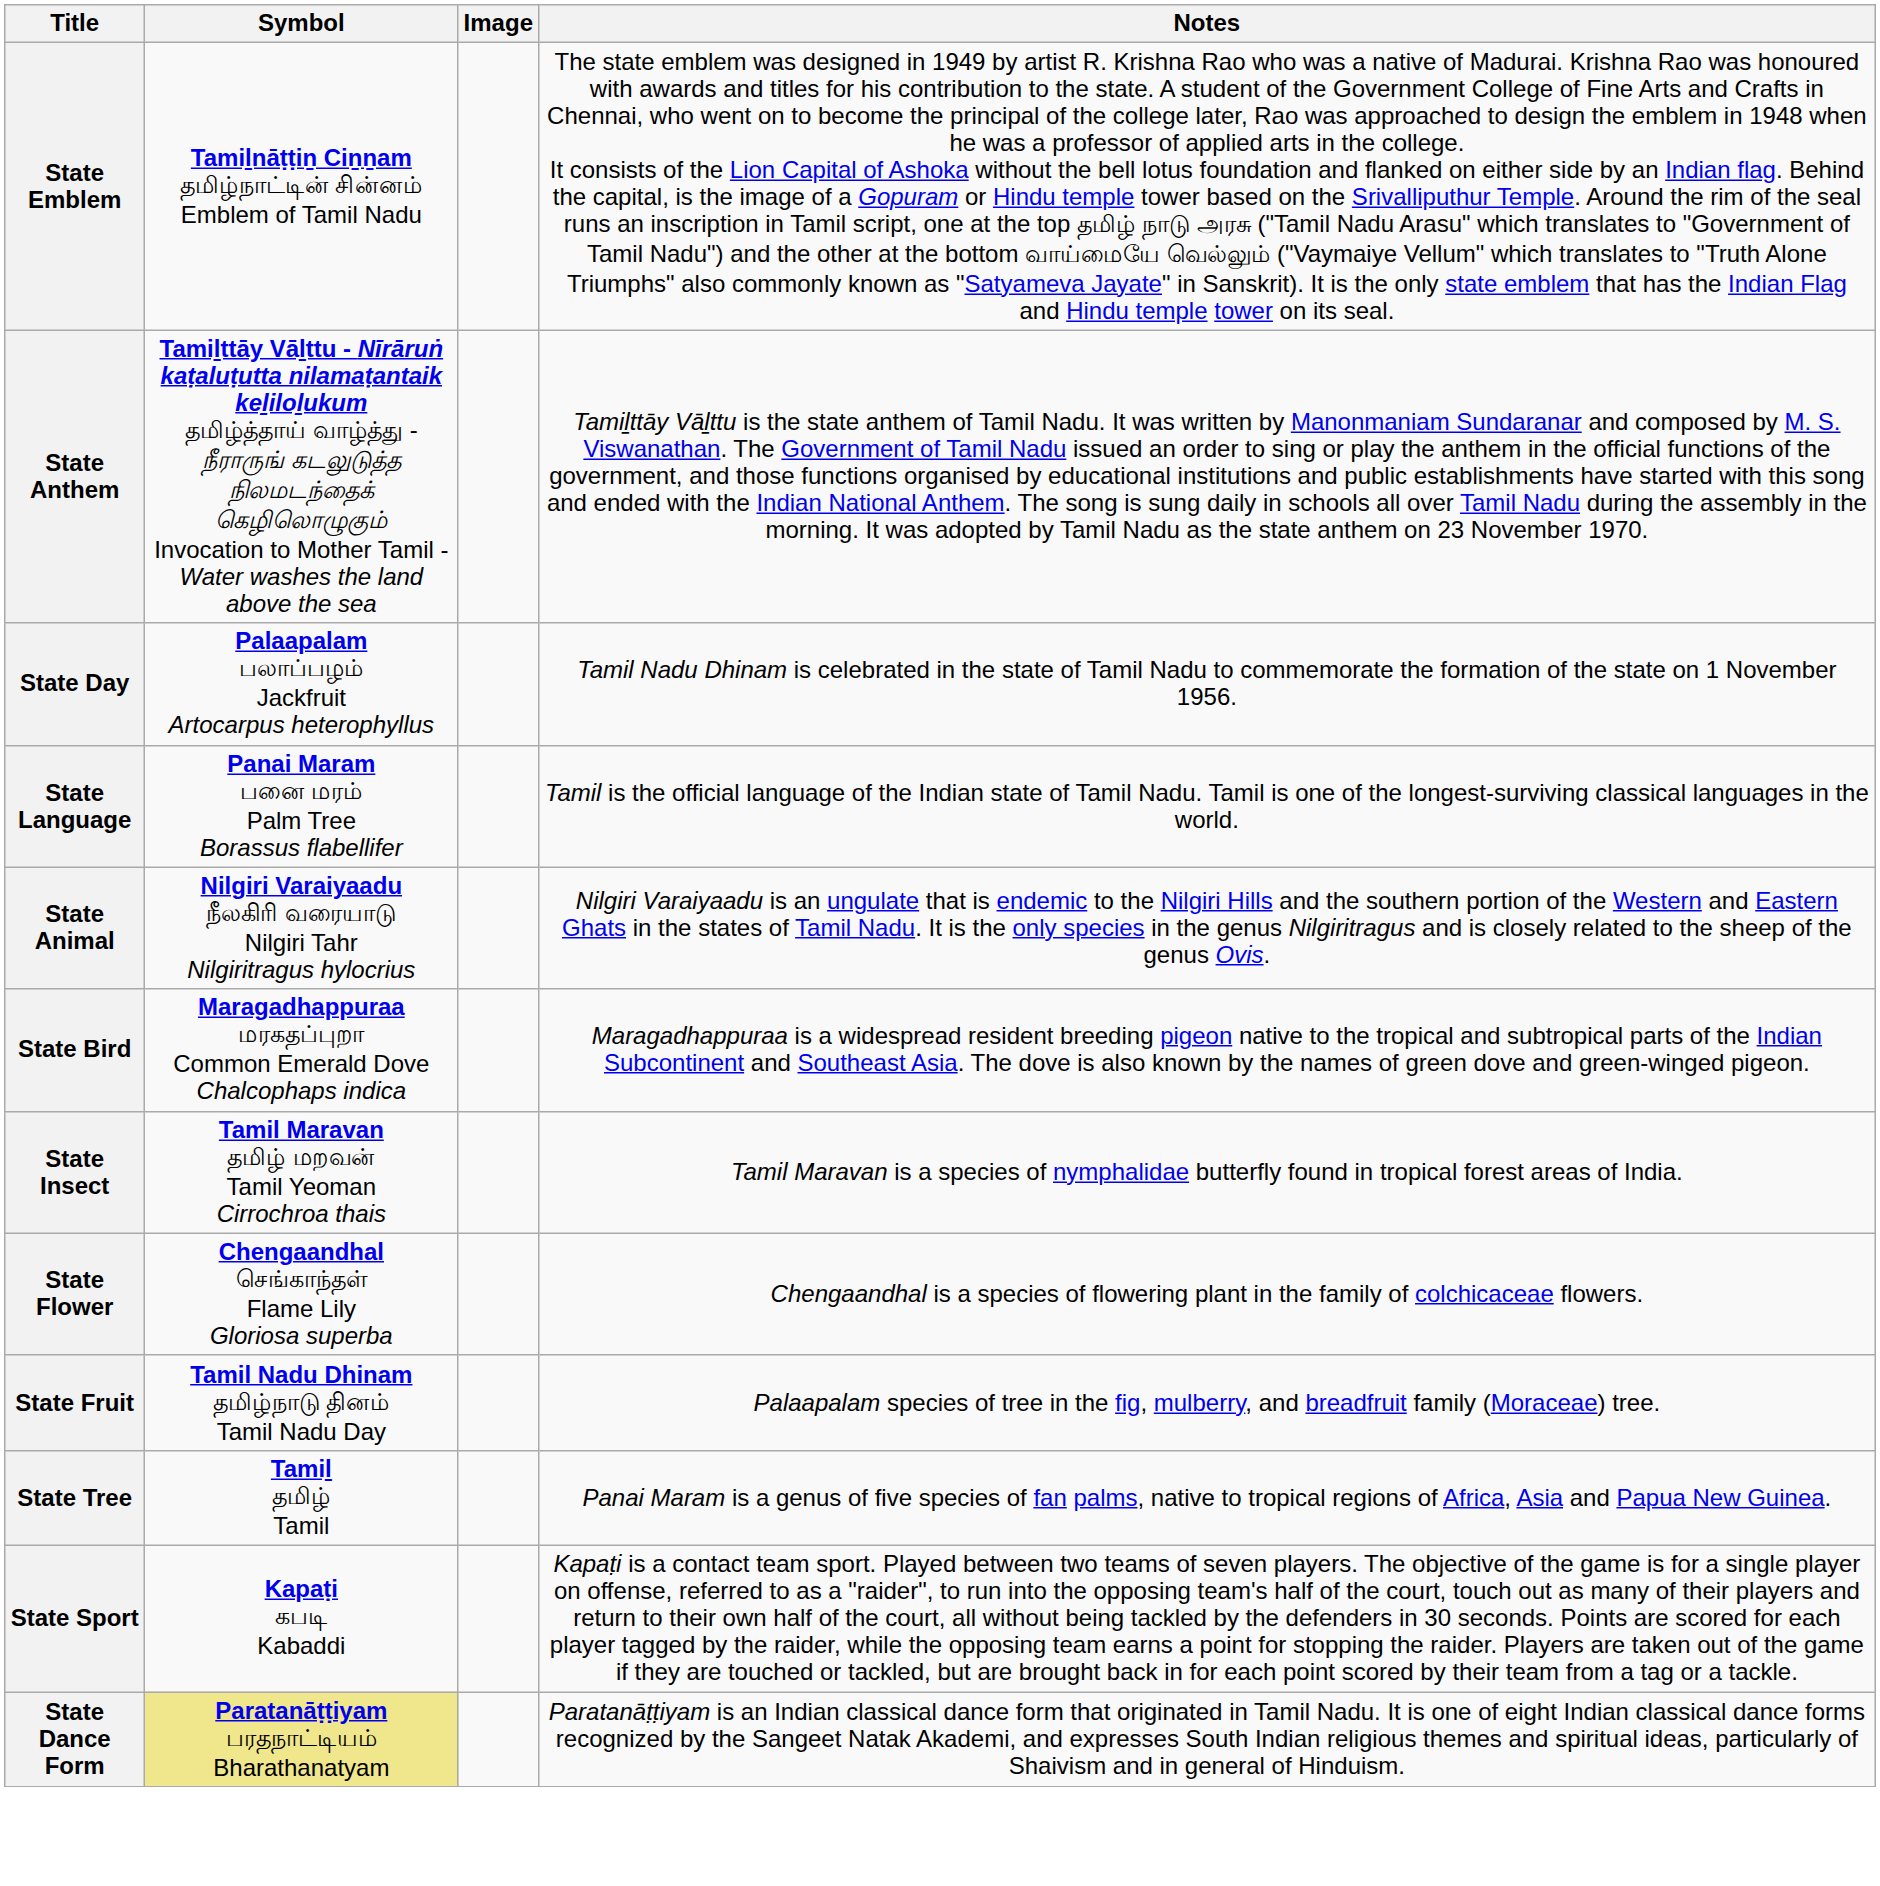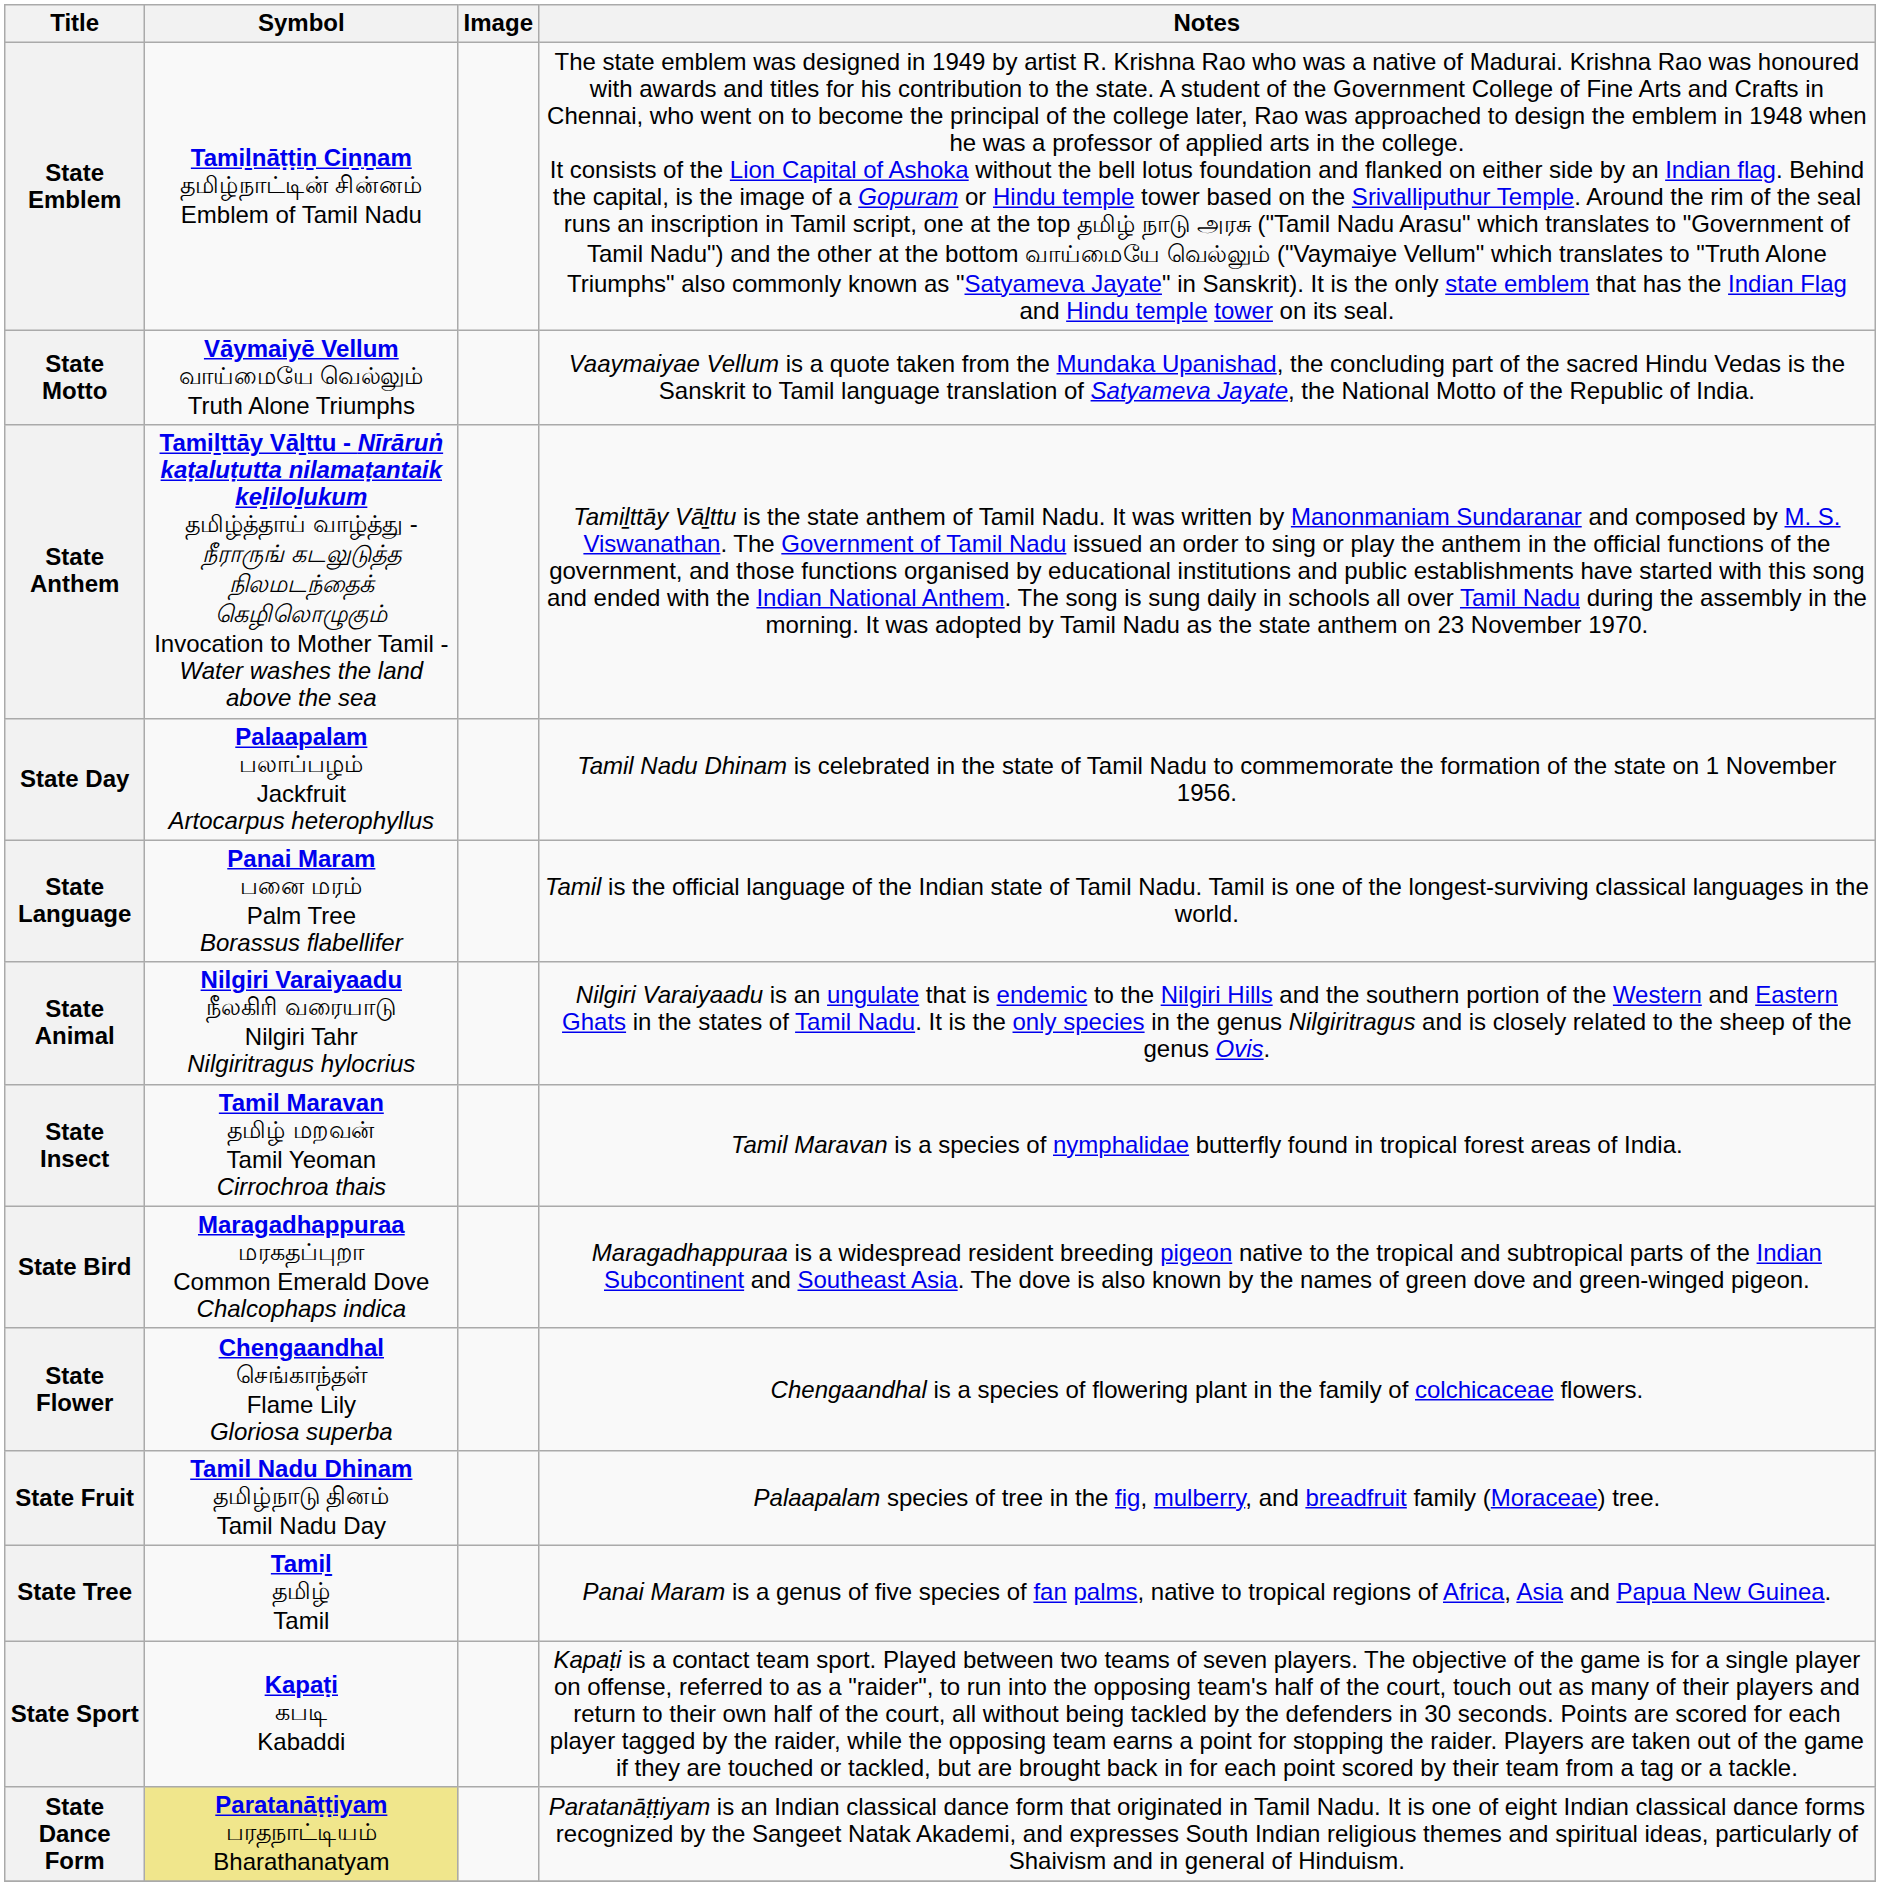+ row: (75, 377)
rows swapped: (75, 1049) <-> (75, 1171)
